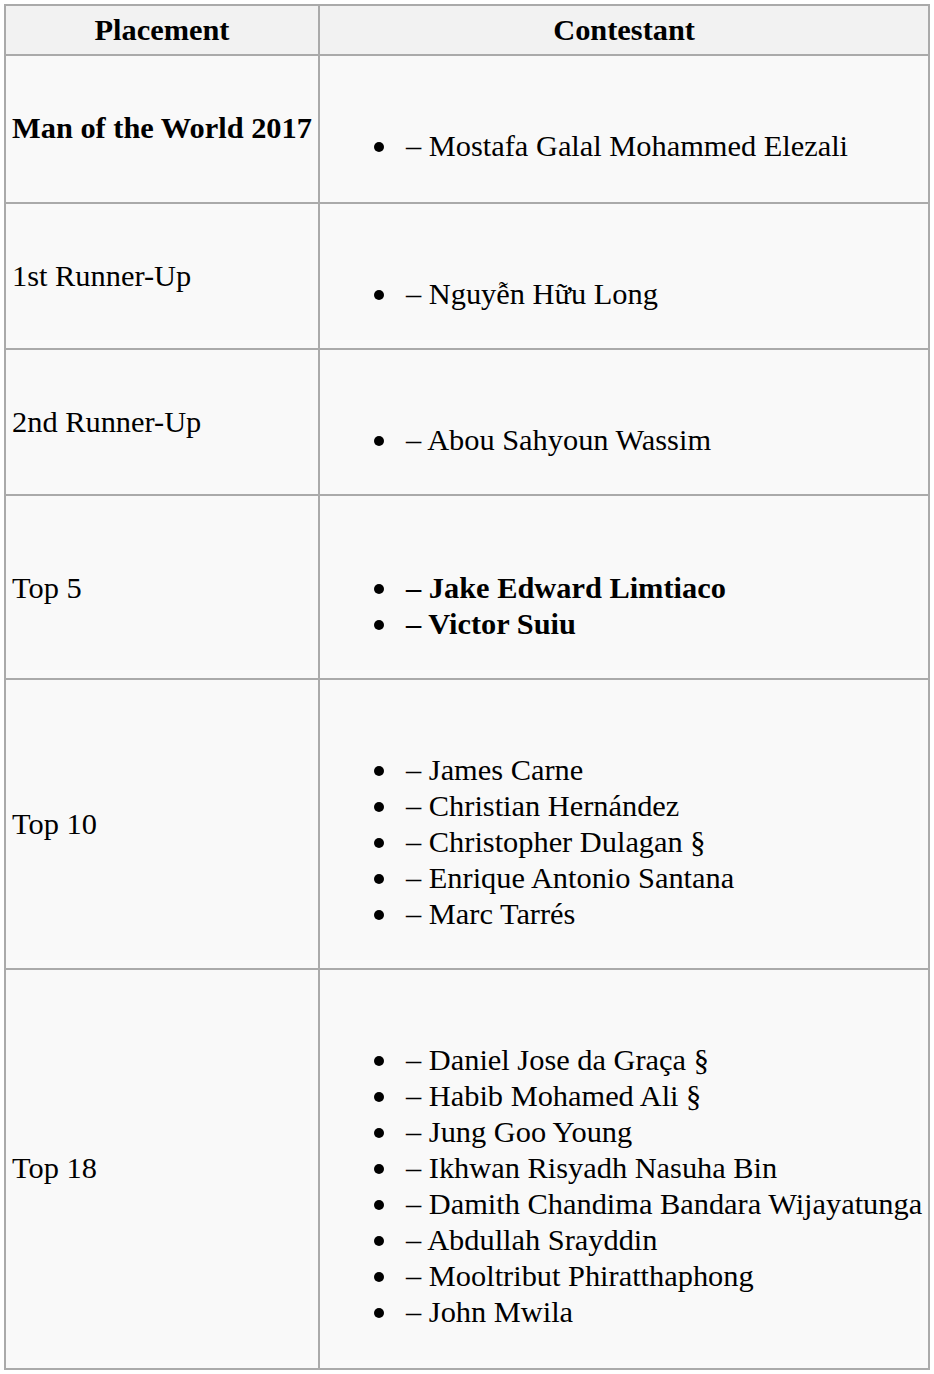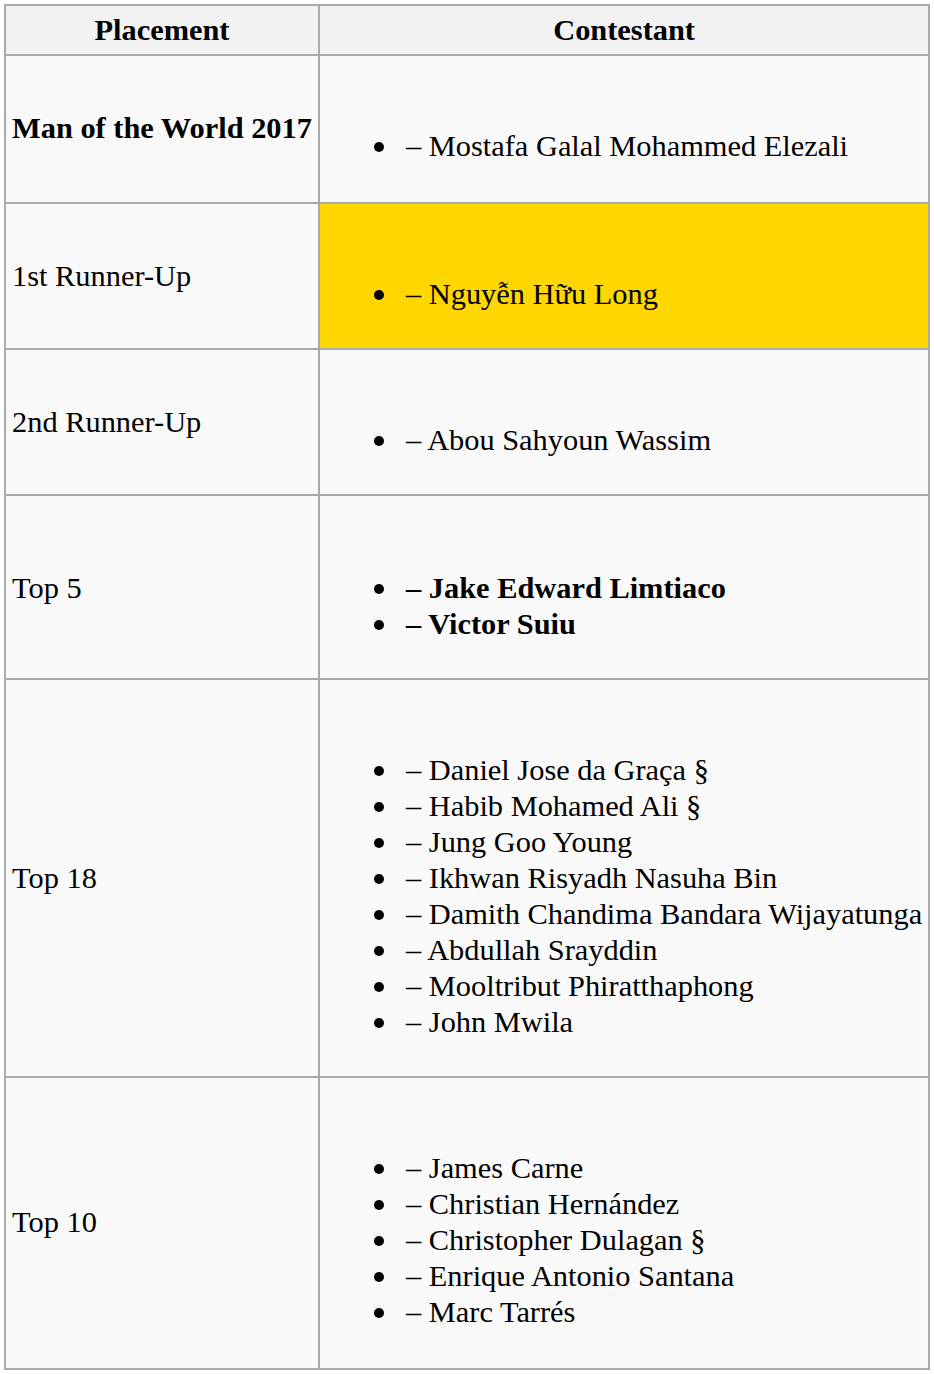(624, 294) no background -> (624, 294) gold background
rows swapped: (54, 823) <-> (54, 1168)
